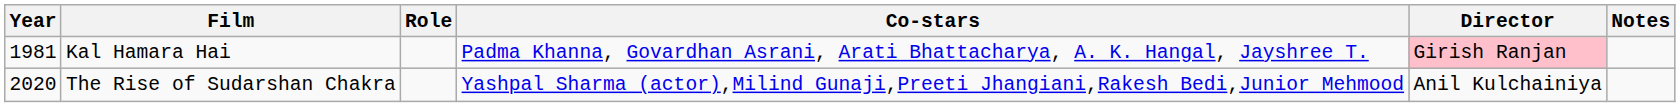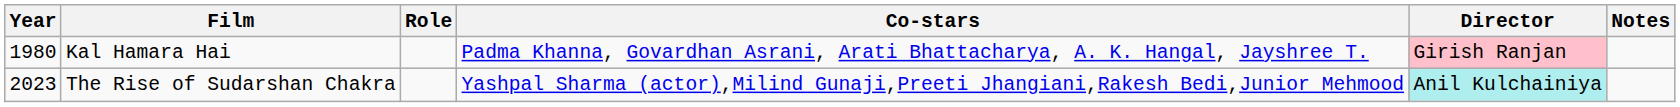(33, 53) 1981 -> (33, 53) 1980
(33, 85) 2020 -> (33, 85) 2023
(1508, 85) no background -> (1508, 85) paleturquoise background
